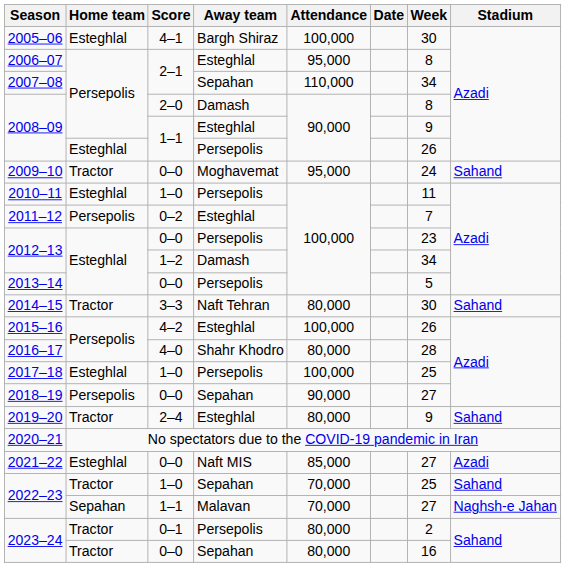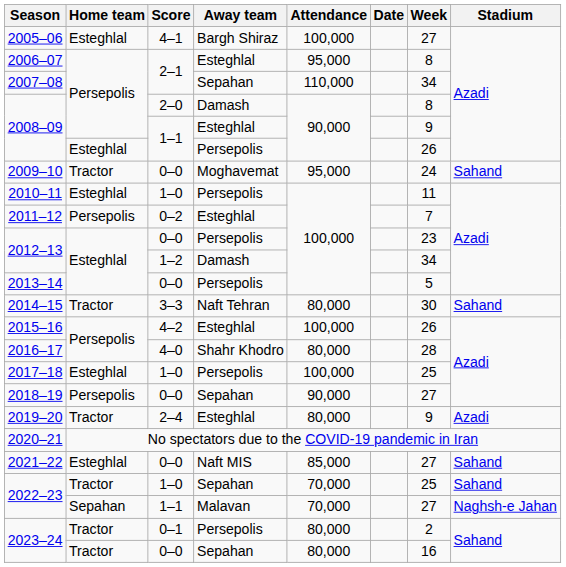(429, 37) 30 -> (429, 37) 27
(478, 417) Sahand -> (471, 417) Azadi
(471, 462) Azadi -> (478, 462) Sahand
